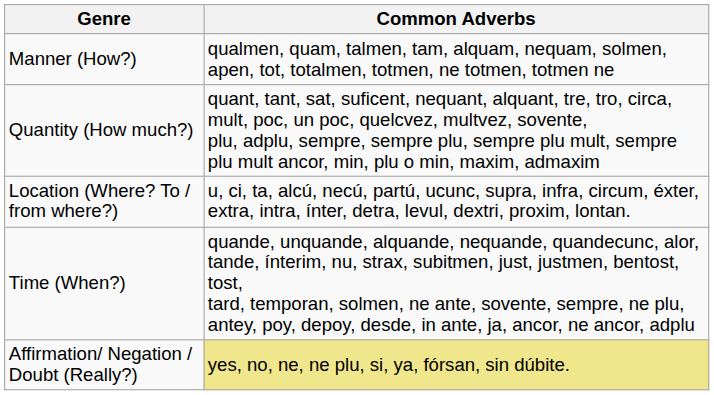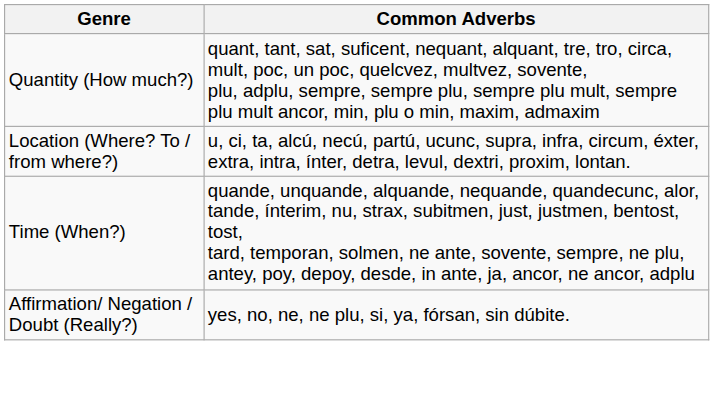- row: (73, 59)
(389, 364) khaki background -> (389, 314) no background
